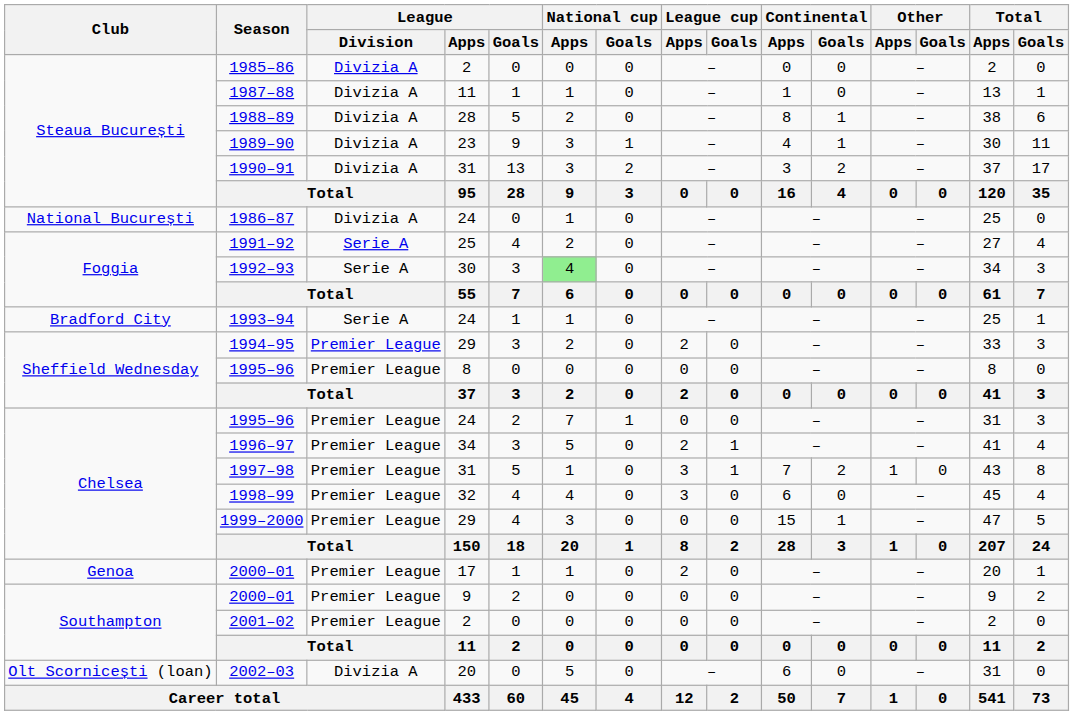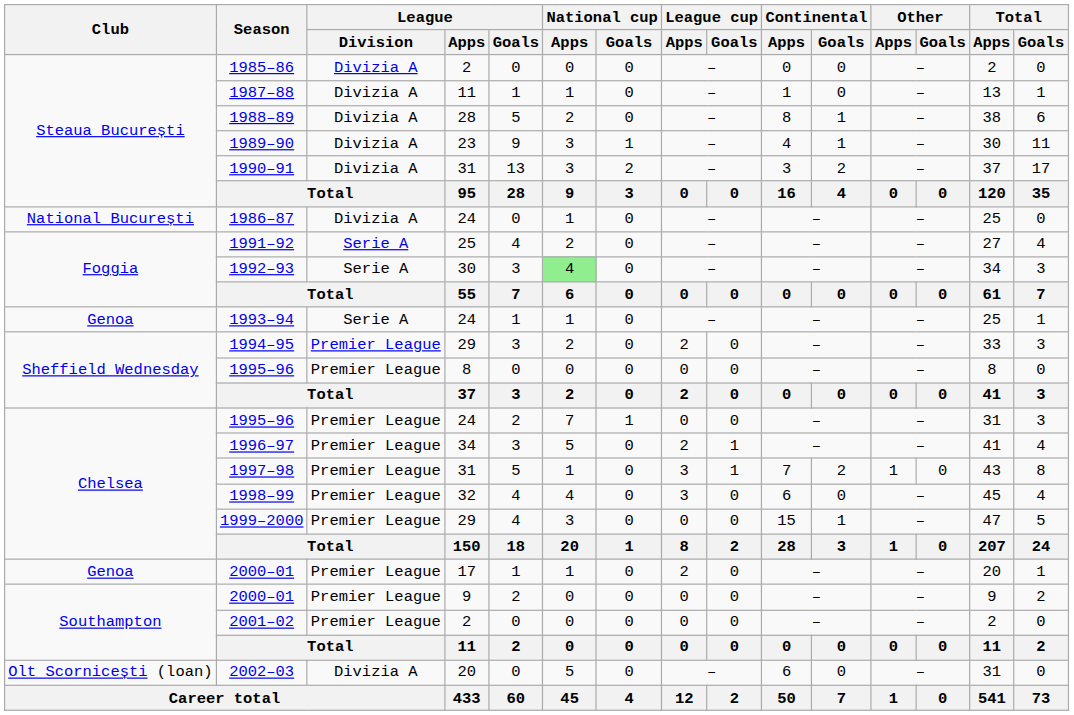(110, 320) Bradford City -> (110, 320) Genoa
